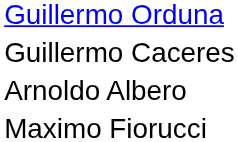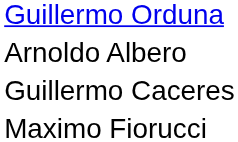rows swapped: (119, 52) <-> (96, 91)
